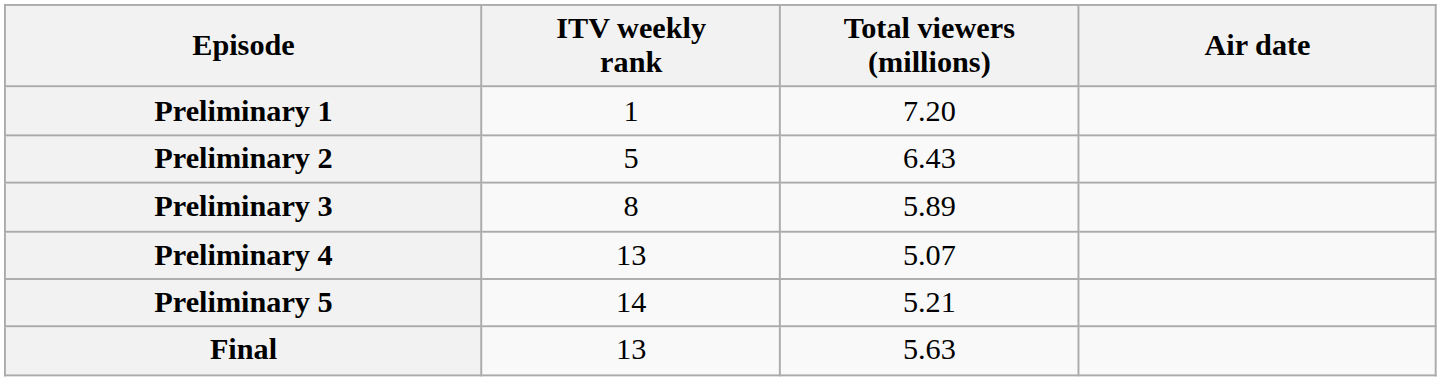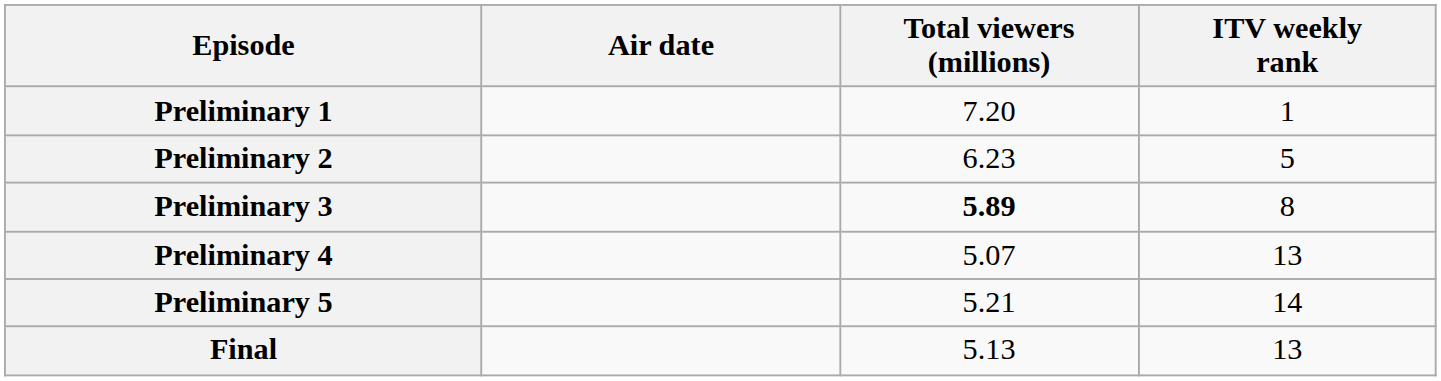columns swapped: (1257, 45) <-> (631, 45)
(929, 158) 6.43 -> (989, 158) 6.23
(929, 206) normal -> (989, 206) bold
(929, 350) 5.63 -> (989, 350) 5.13
